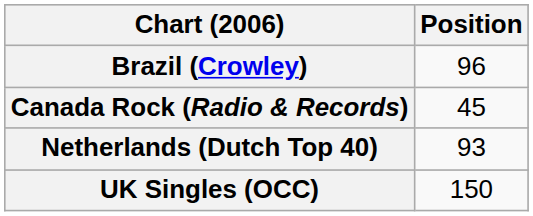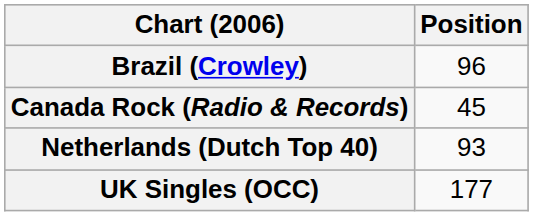(471, 189) 150 -> (471, 189) 177
